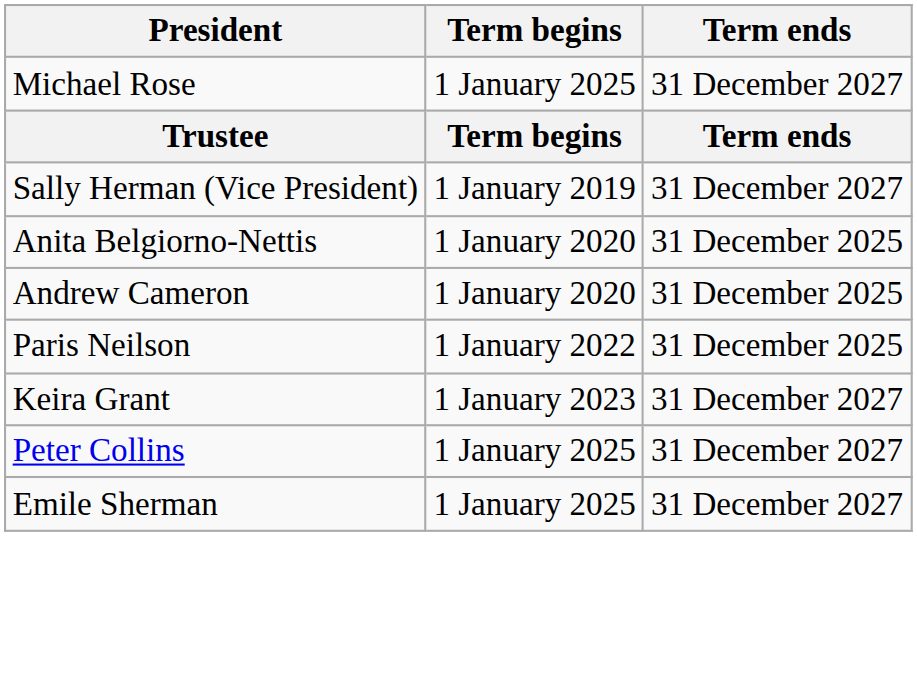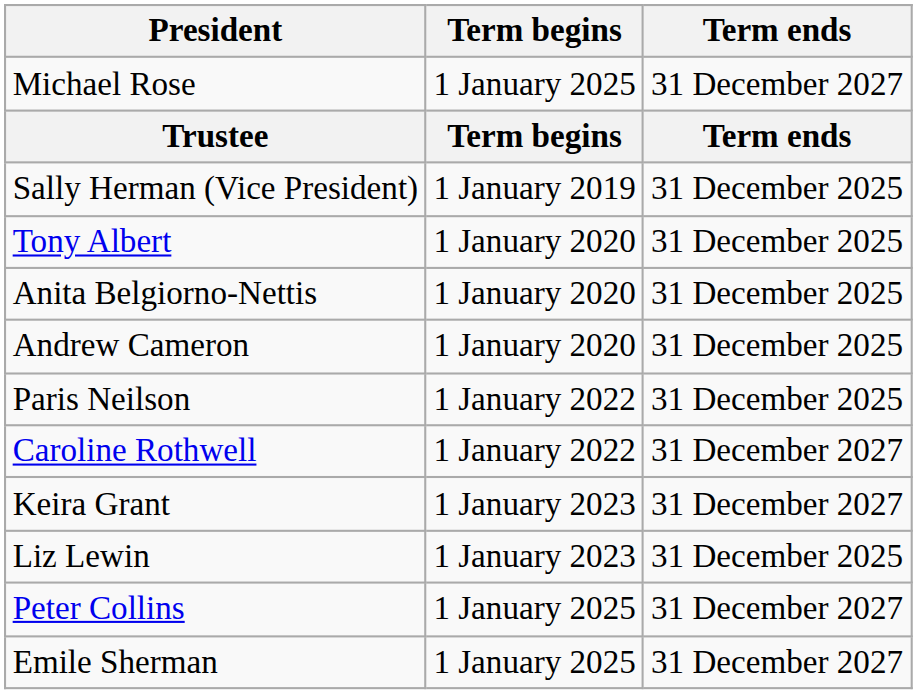(777, 188) 31 December 2027 -> (777, 188) 31 December 2025
+ row: (92, 240)
+ row: (135, 450)
+ row: (81, 556)
